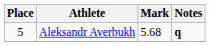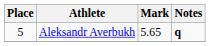(151, 32) 5.68 -> (151, 32) 5.65
